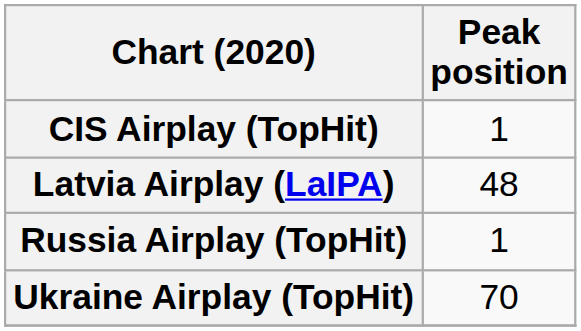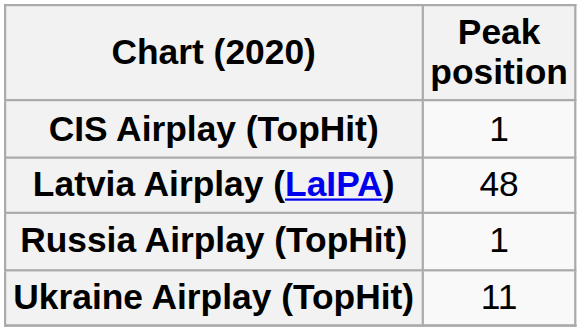(499, 296) 70 -> (499, 296) 11
